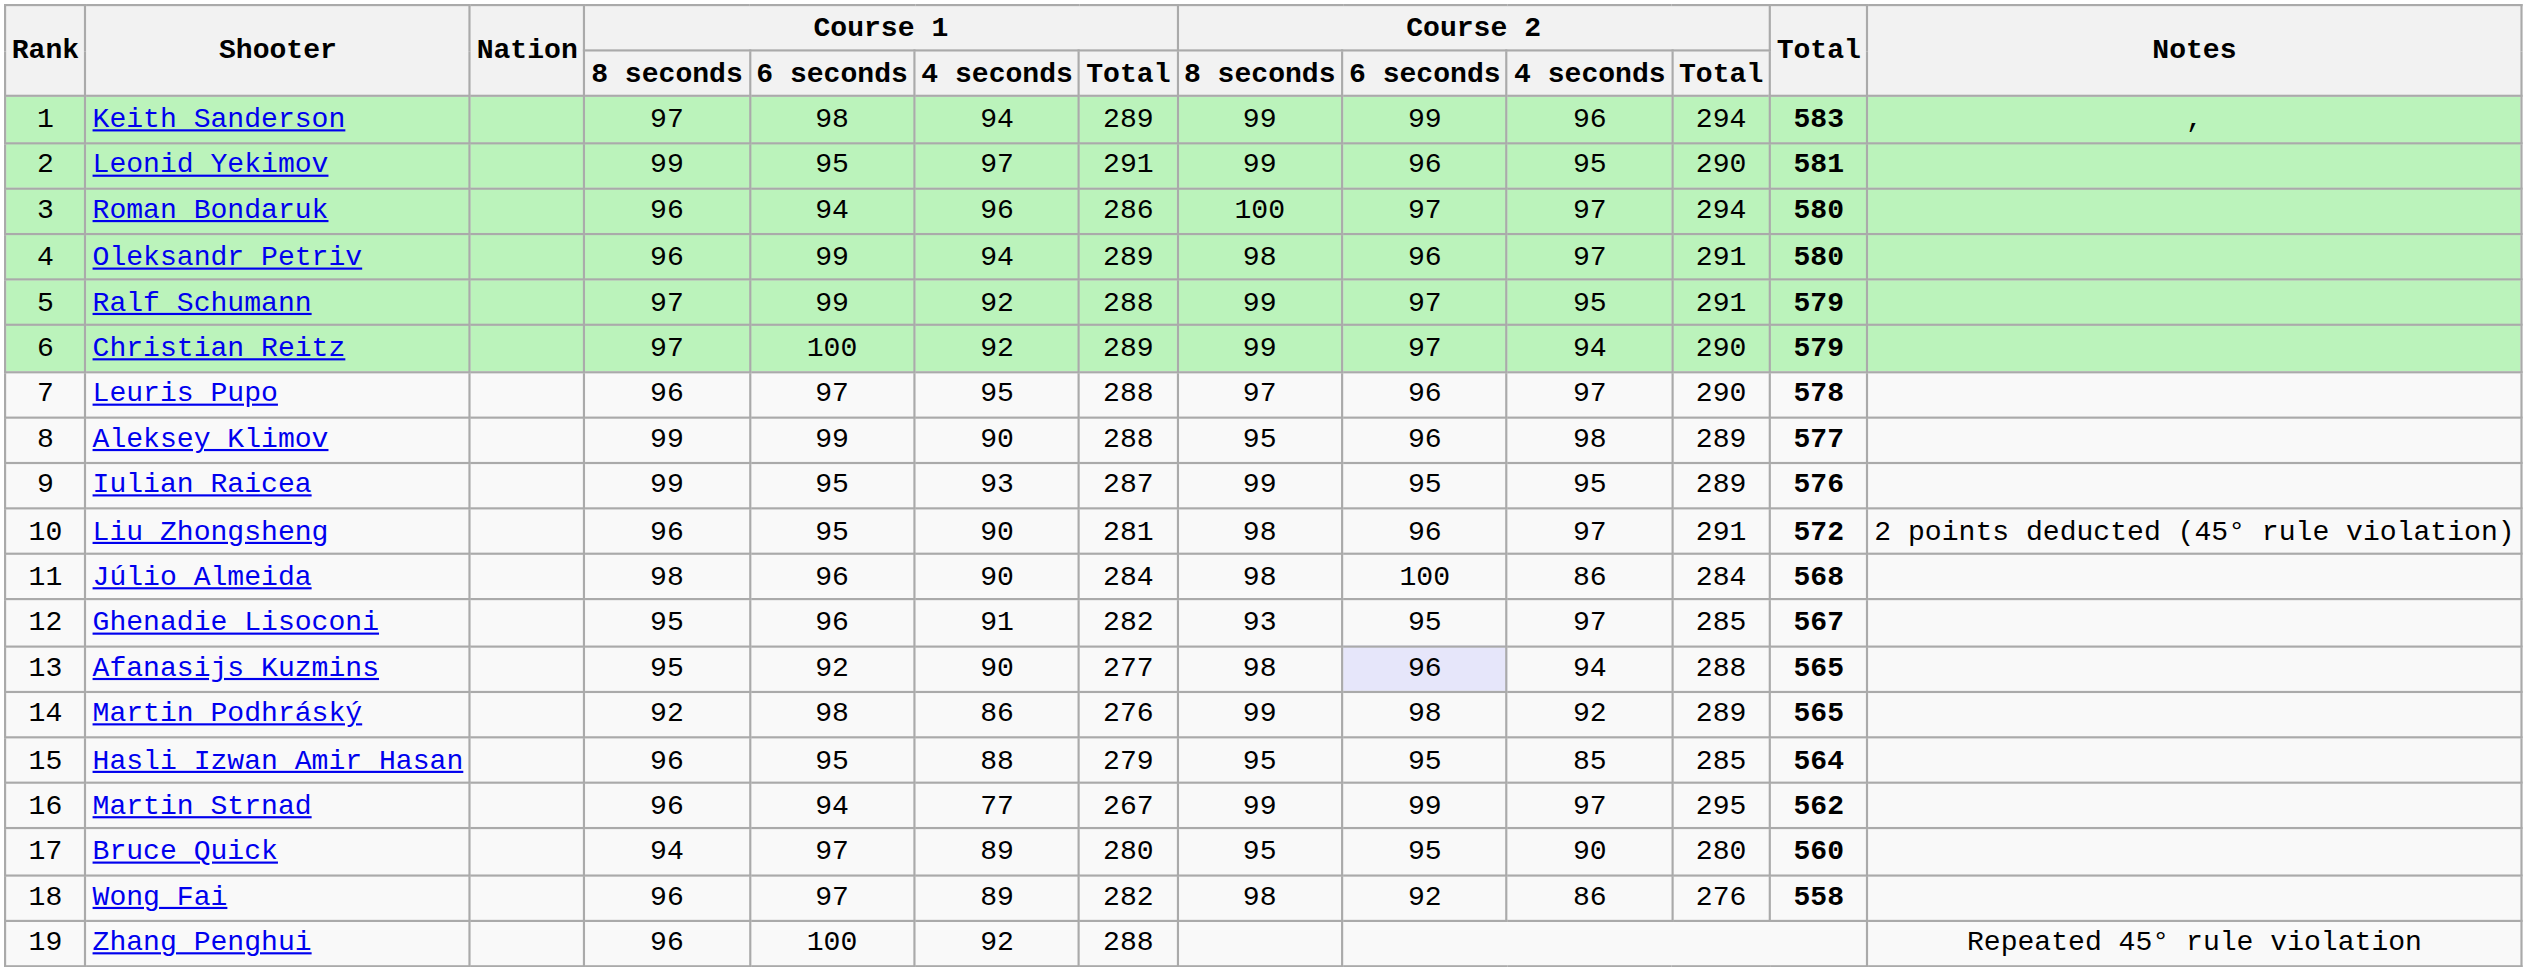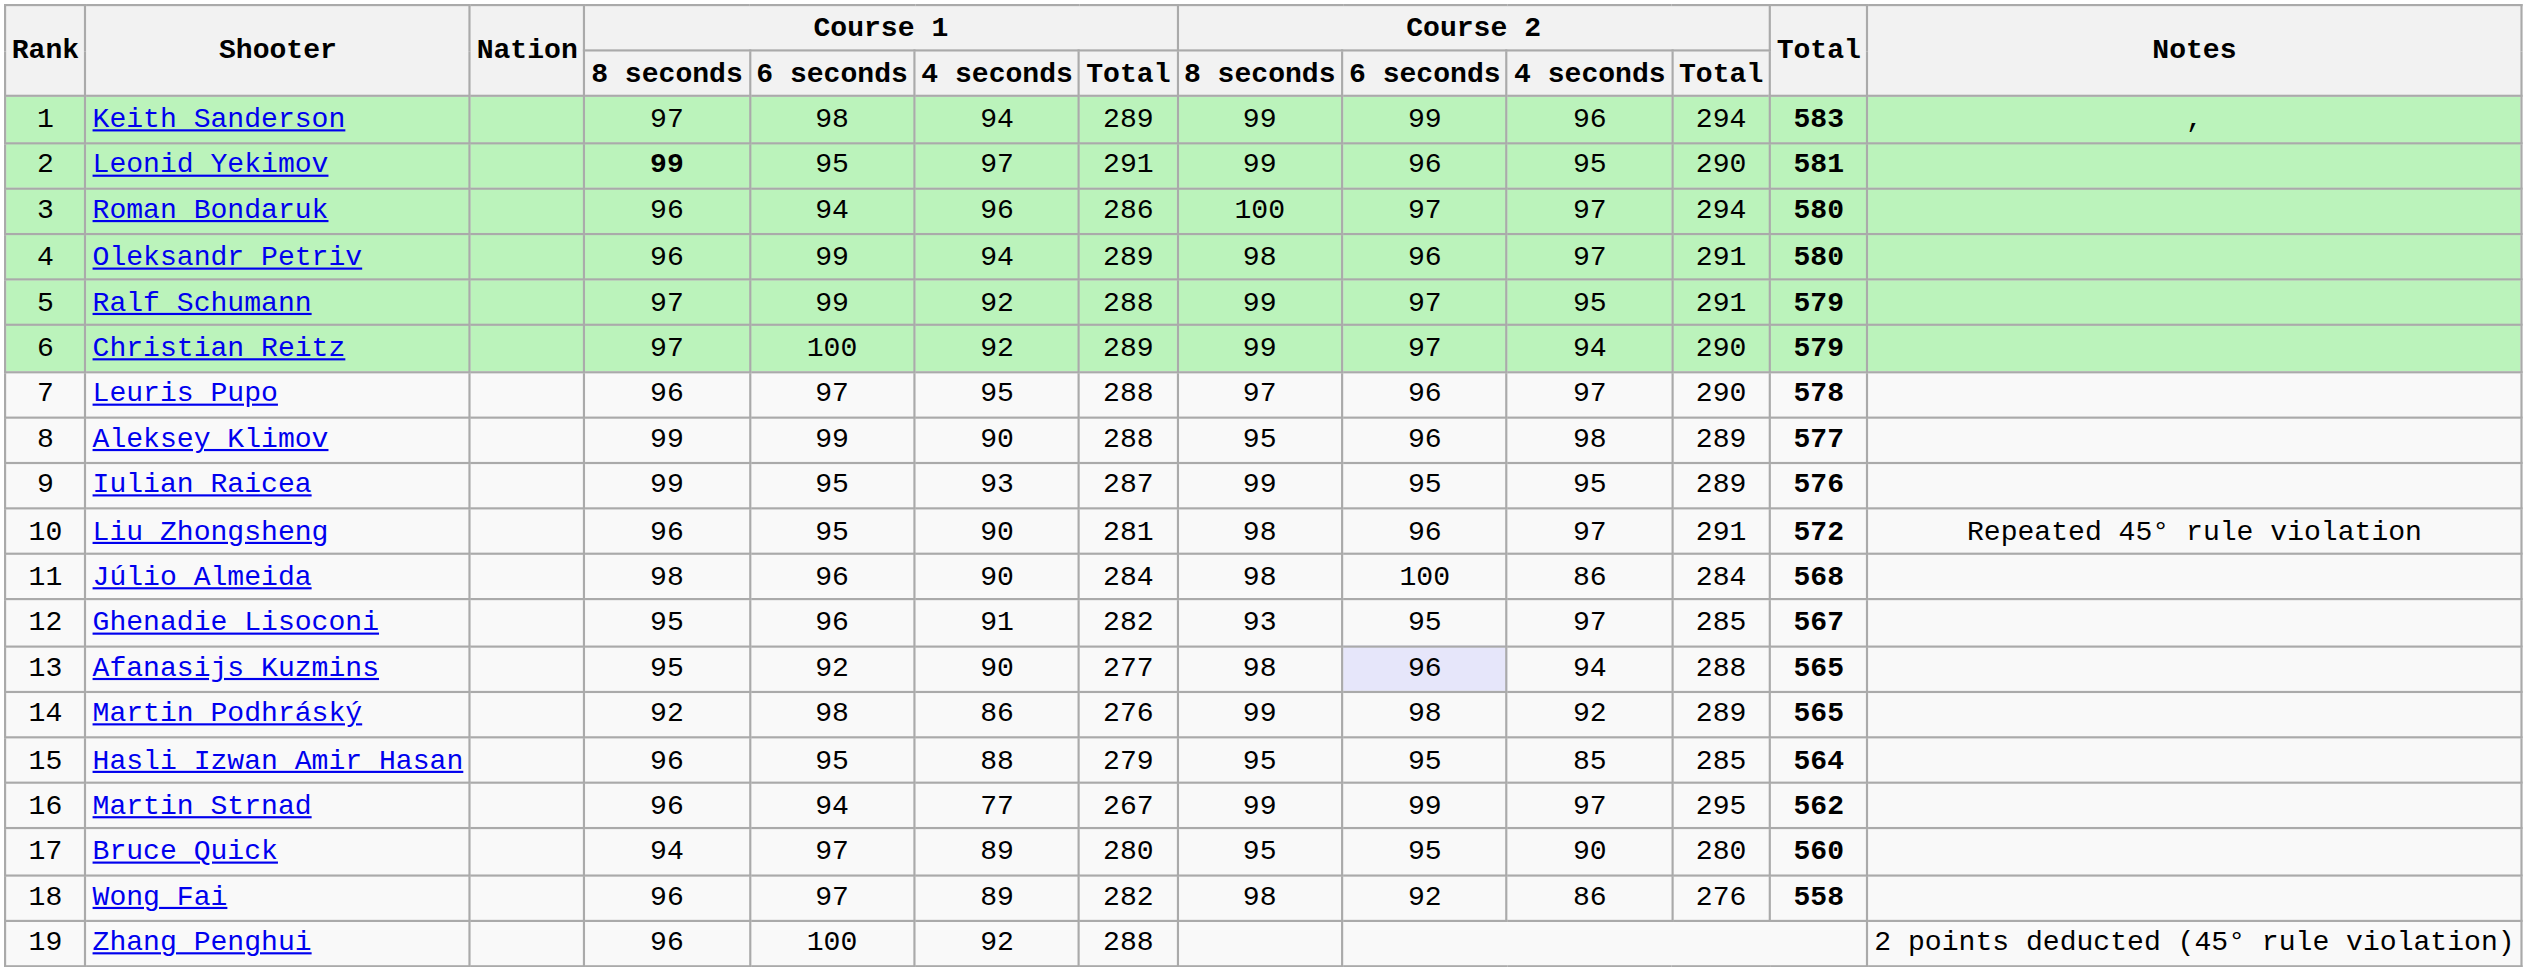(667, 165) normal -> (667, 165) bold
(2194, 531) 2 points deducted (45° rule violation) -> (2194, 531) Repeated 45° rule violation
(2194, 943) Repeated 45° rule violation -> (2194, 943) 2 points deducted (45° rule violation)
